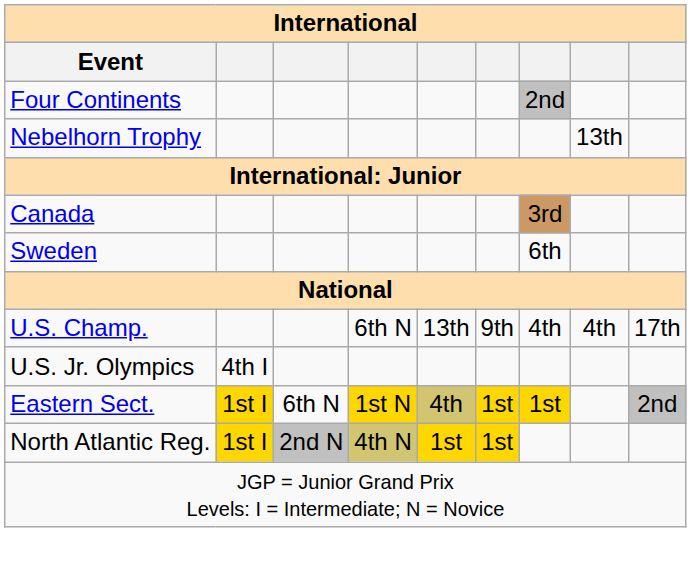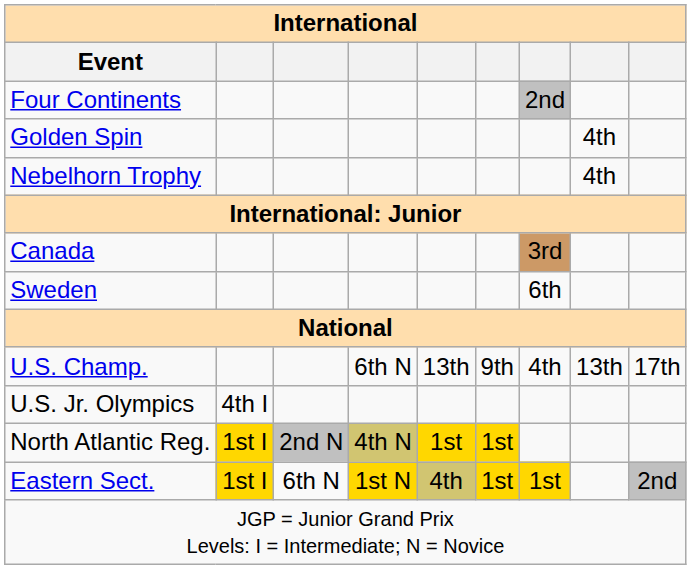+ row: (76, 137)
(599, 137) 13th -> (599, 175) 4th
(599, 328) 4th -> (599, 366) 13th
rows swapped: (82, 404) <-> (110, 442)
